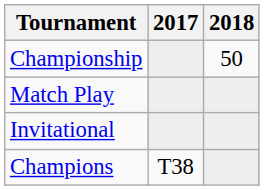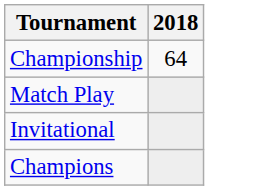- column: (176, 22)
(232, 58) 50 -> (176, 58) 64
